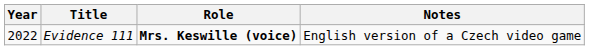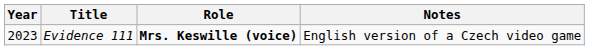(22, 35) 2022 -> (22, 35) 2023
